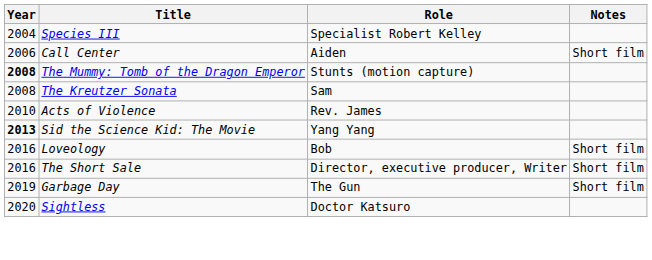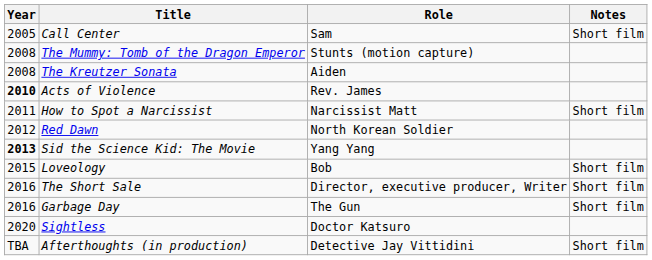- row: (81, 33)
(22, 53) 2006 -> (22, 33) 2005
(328, 53) Aiden -> (321, 33) Sam
(22, 72) bold -> (22, 53) normal
(321, 91) Sam -> (328, 72) Aiden
(22, 110) normal -> (22, 91) bold
+ row: (127, 110)
+ row: (70, 130)
(22, 149) 2016 -> (22, 168) 2015
(22, 188) 2019 -> (22, 207) 2016
+ row: (145, 245)
